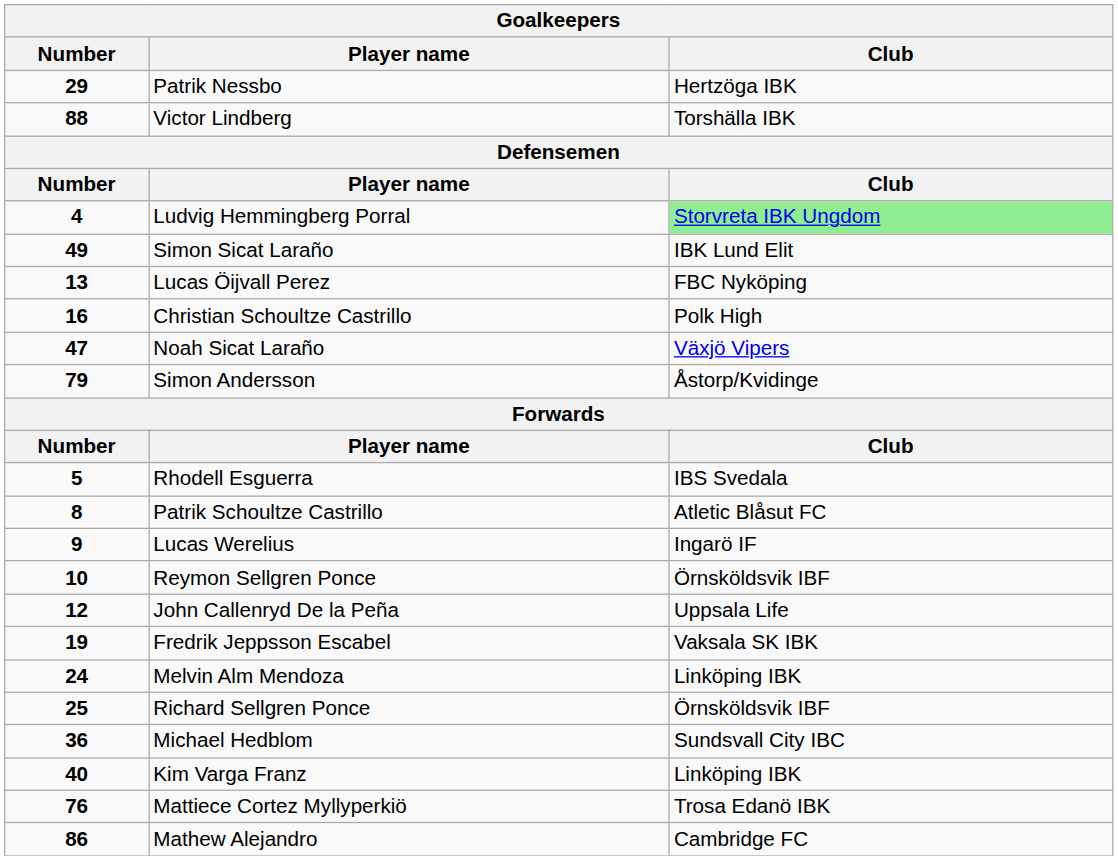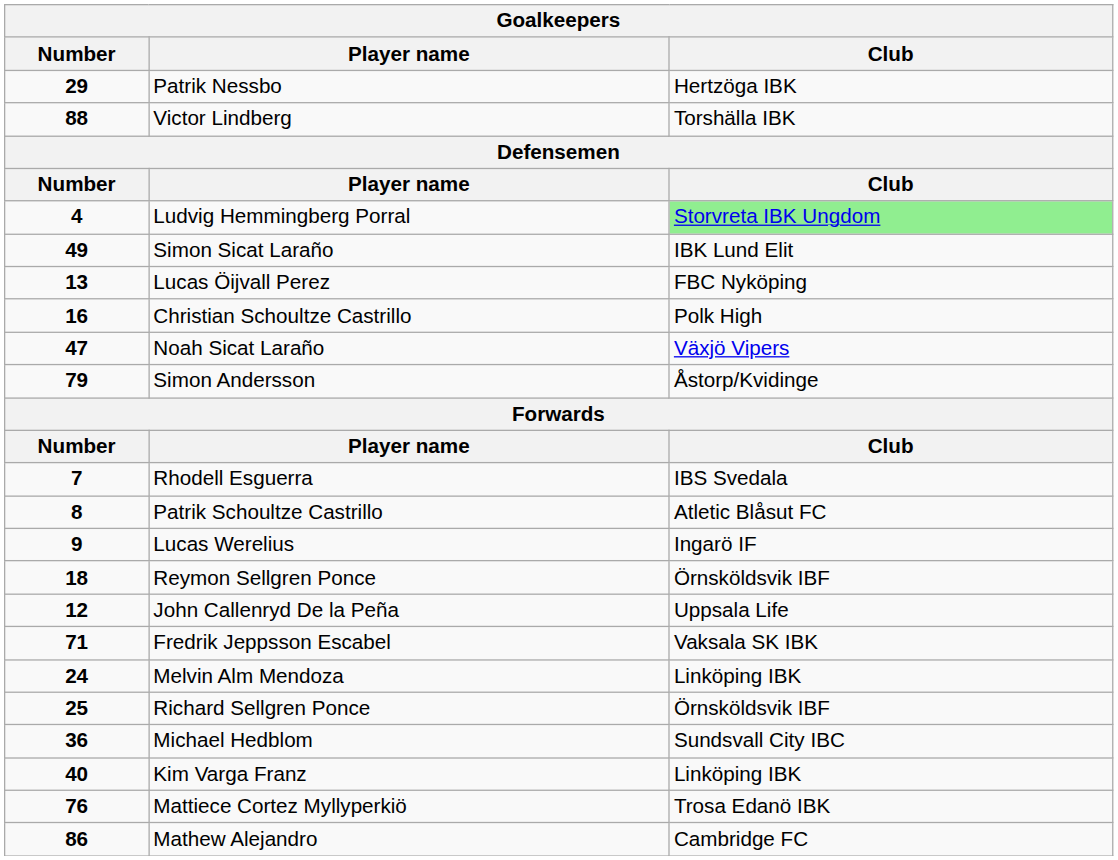(77, 479) 5 -> (77, 479) 7
(77, 577) 10 -> (77, 577) 18
(77, 642) 19 -> (77, 642) 71
